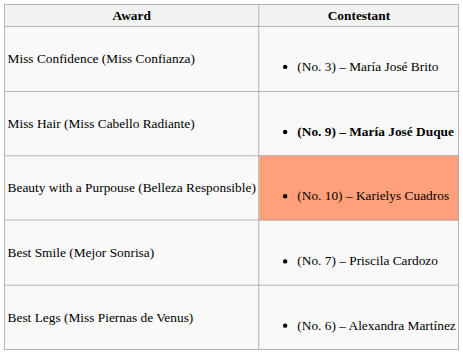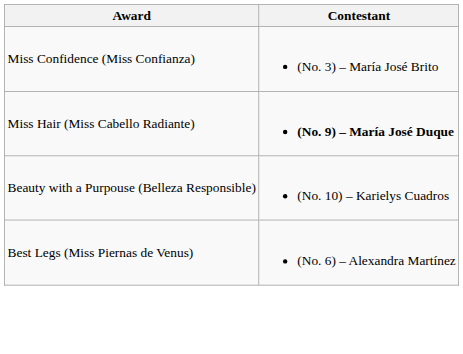(359, 196) lightsalmon background -> (359, 196) no background
- row: (81, 252)
